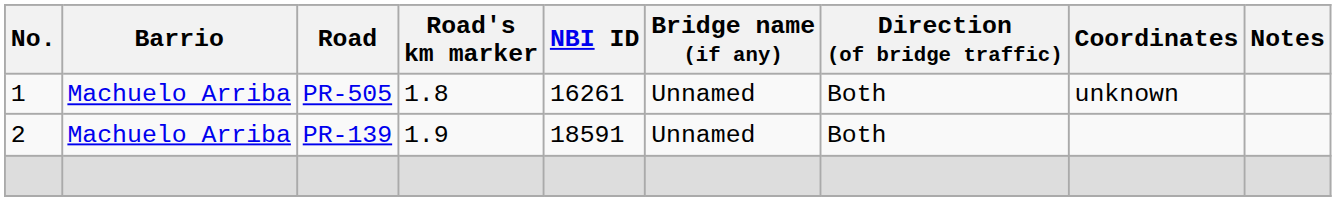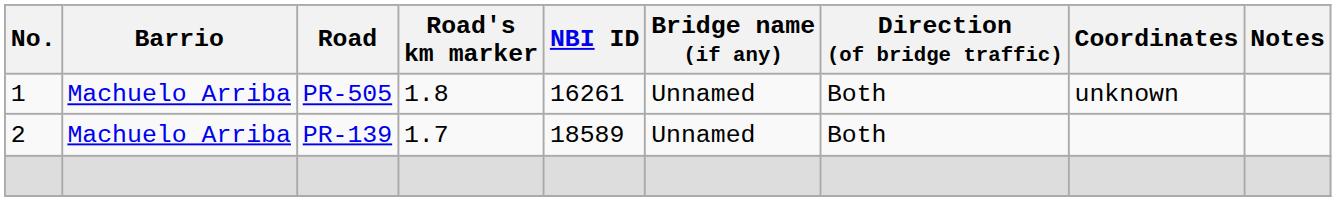(426, 135) 1.9 -> (426, 135) 1.7
(587, 135) 18591 -> (587, 135) 18589
